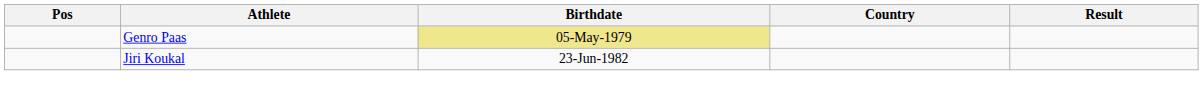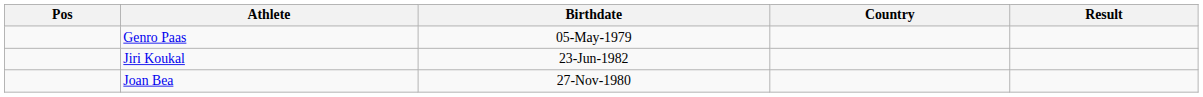(594, 37) khaki background -> (594, 37) no background
+ row: (148, 80)
